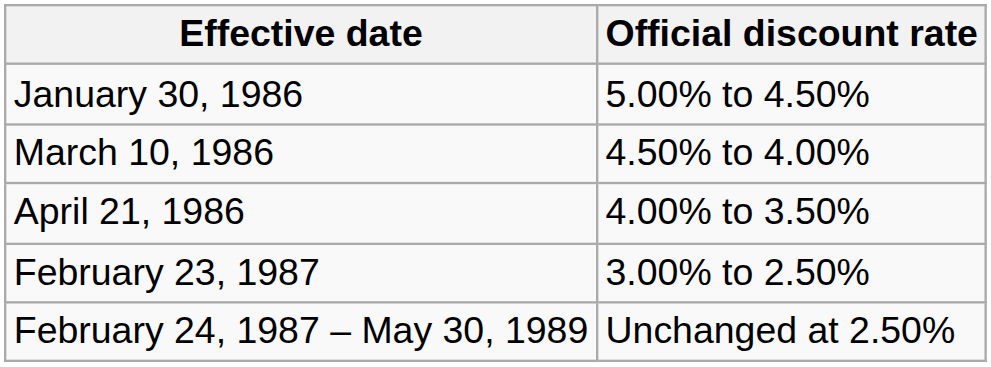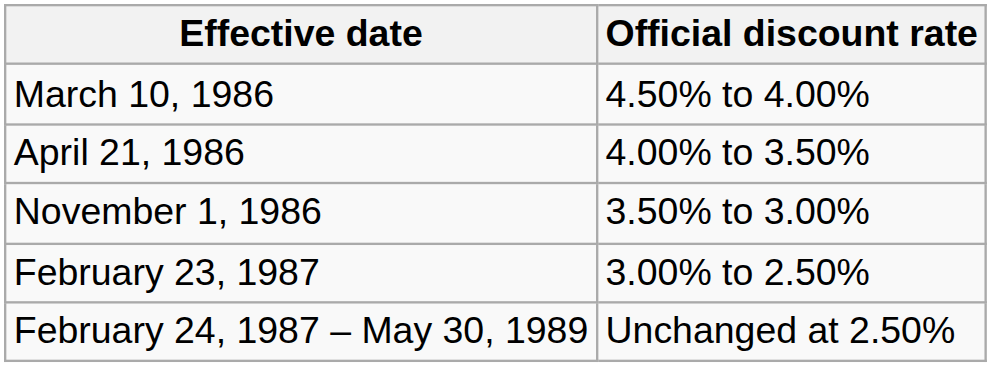- row: (158, 93)
+ row: (168, 212)
